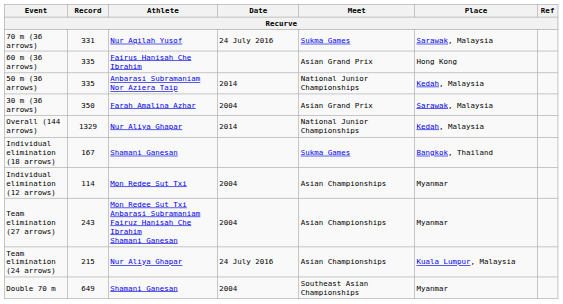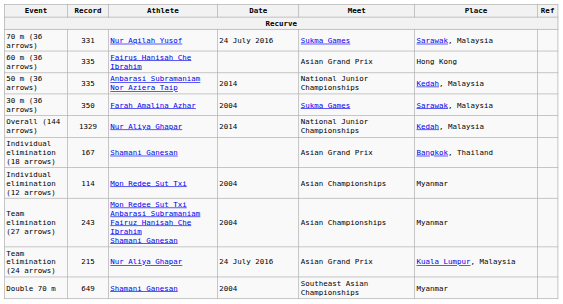(337, 105) Asian Grand Prix -> (326, 105) Sukma Games
(326, 152) Sukma Games -> (337, 152) Asian Grand Prix
(344, 262) Asian Championships -> (337, 262) Asian Grand Prix
